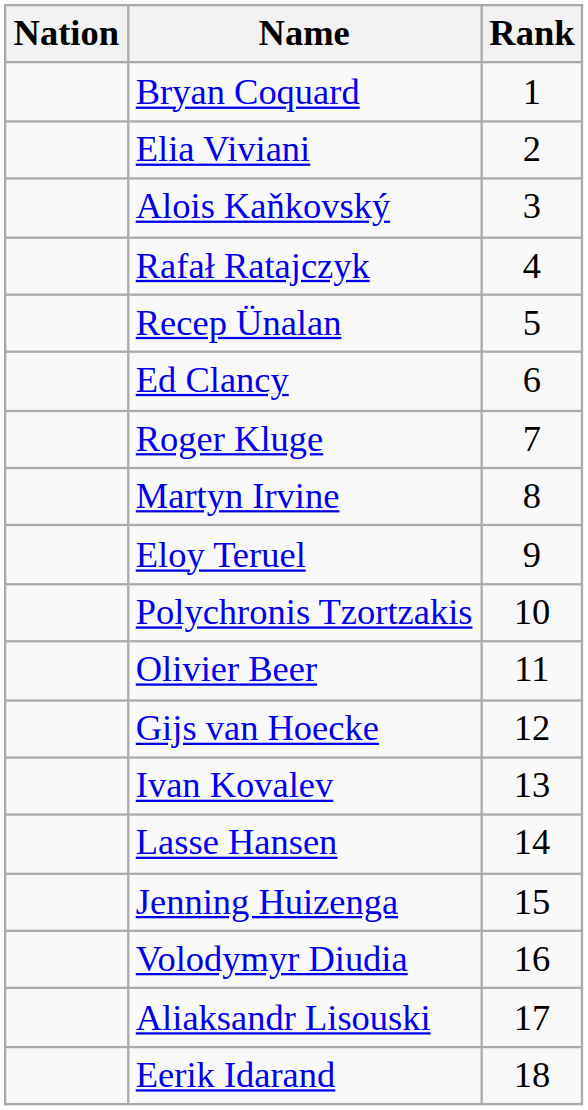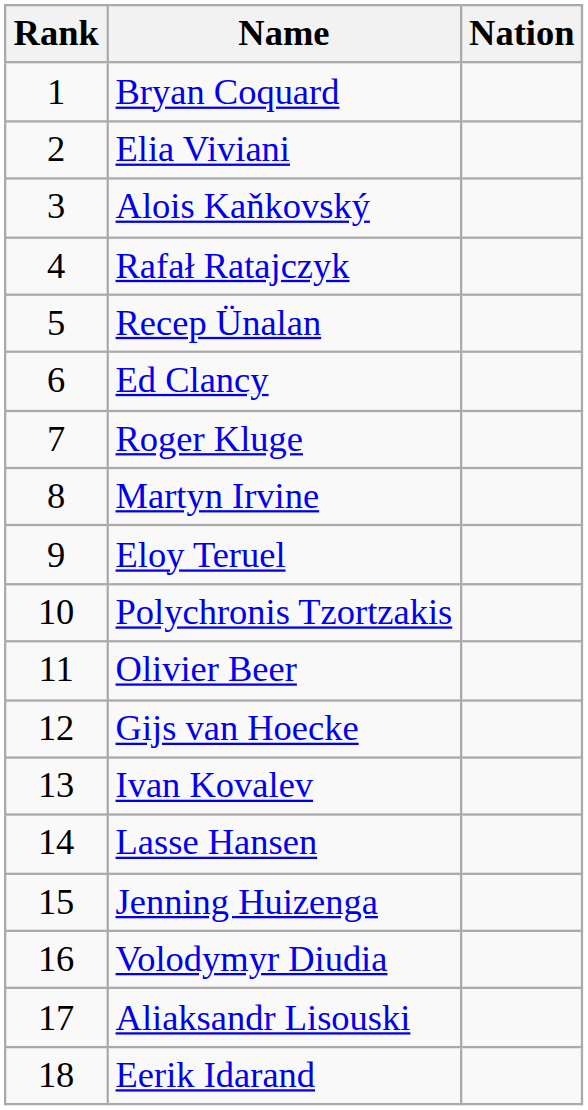columns swapped: (532, 33) <-> (66, 33)
